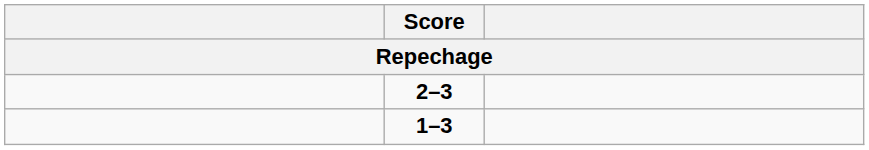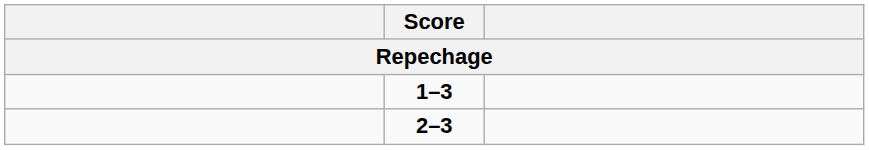rows swapped: (434, 126) <-> (434, 91)
